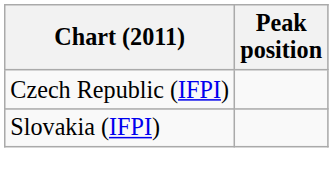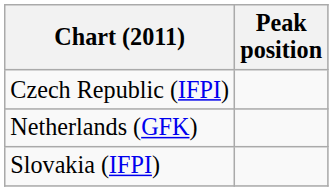+ row: (104, 127)
